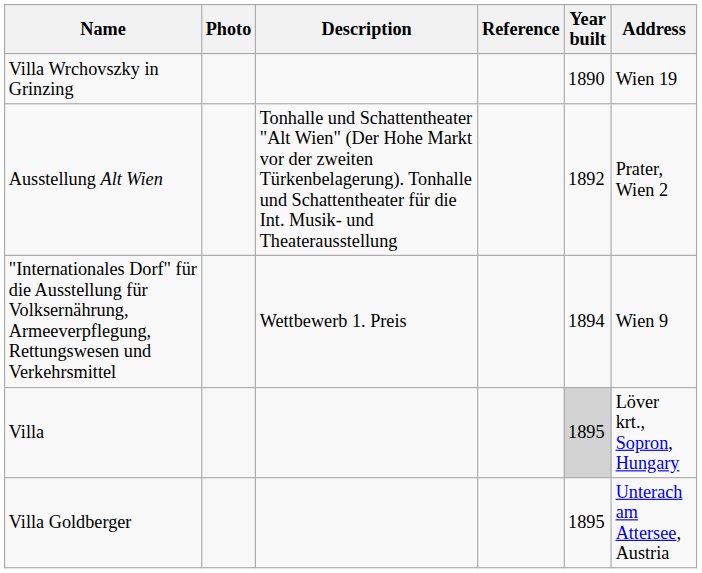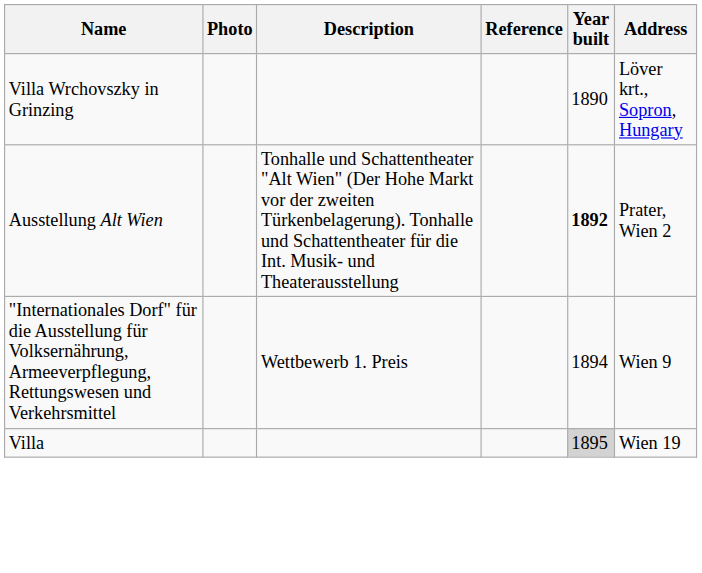(646, 78) Wien 19 -> (651, 99) Löver krt., Sopron, Hungary
(586, 179) normal -> (590, 220) bold
(648, 432) Löver krt., Sopron, Hungary -> (650, 442) Wien 19
- row: (70, 522)
